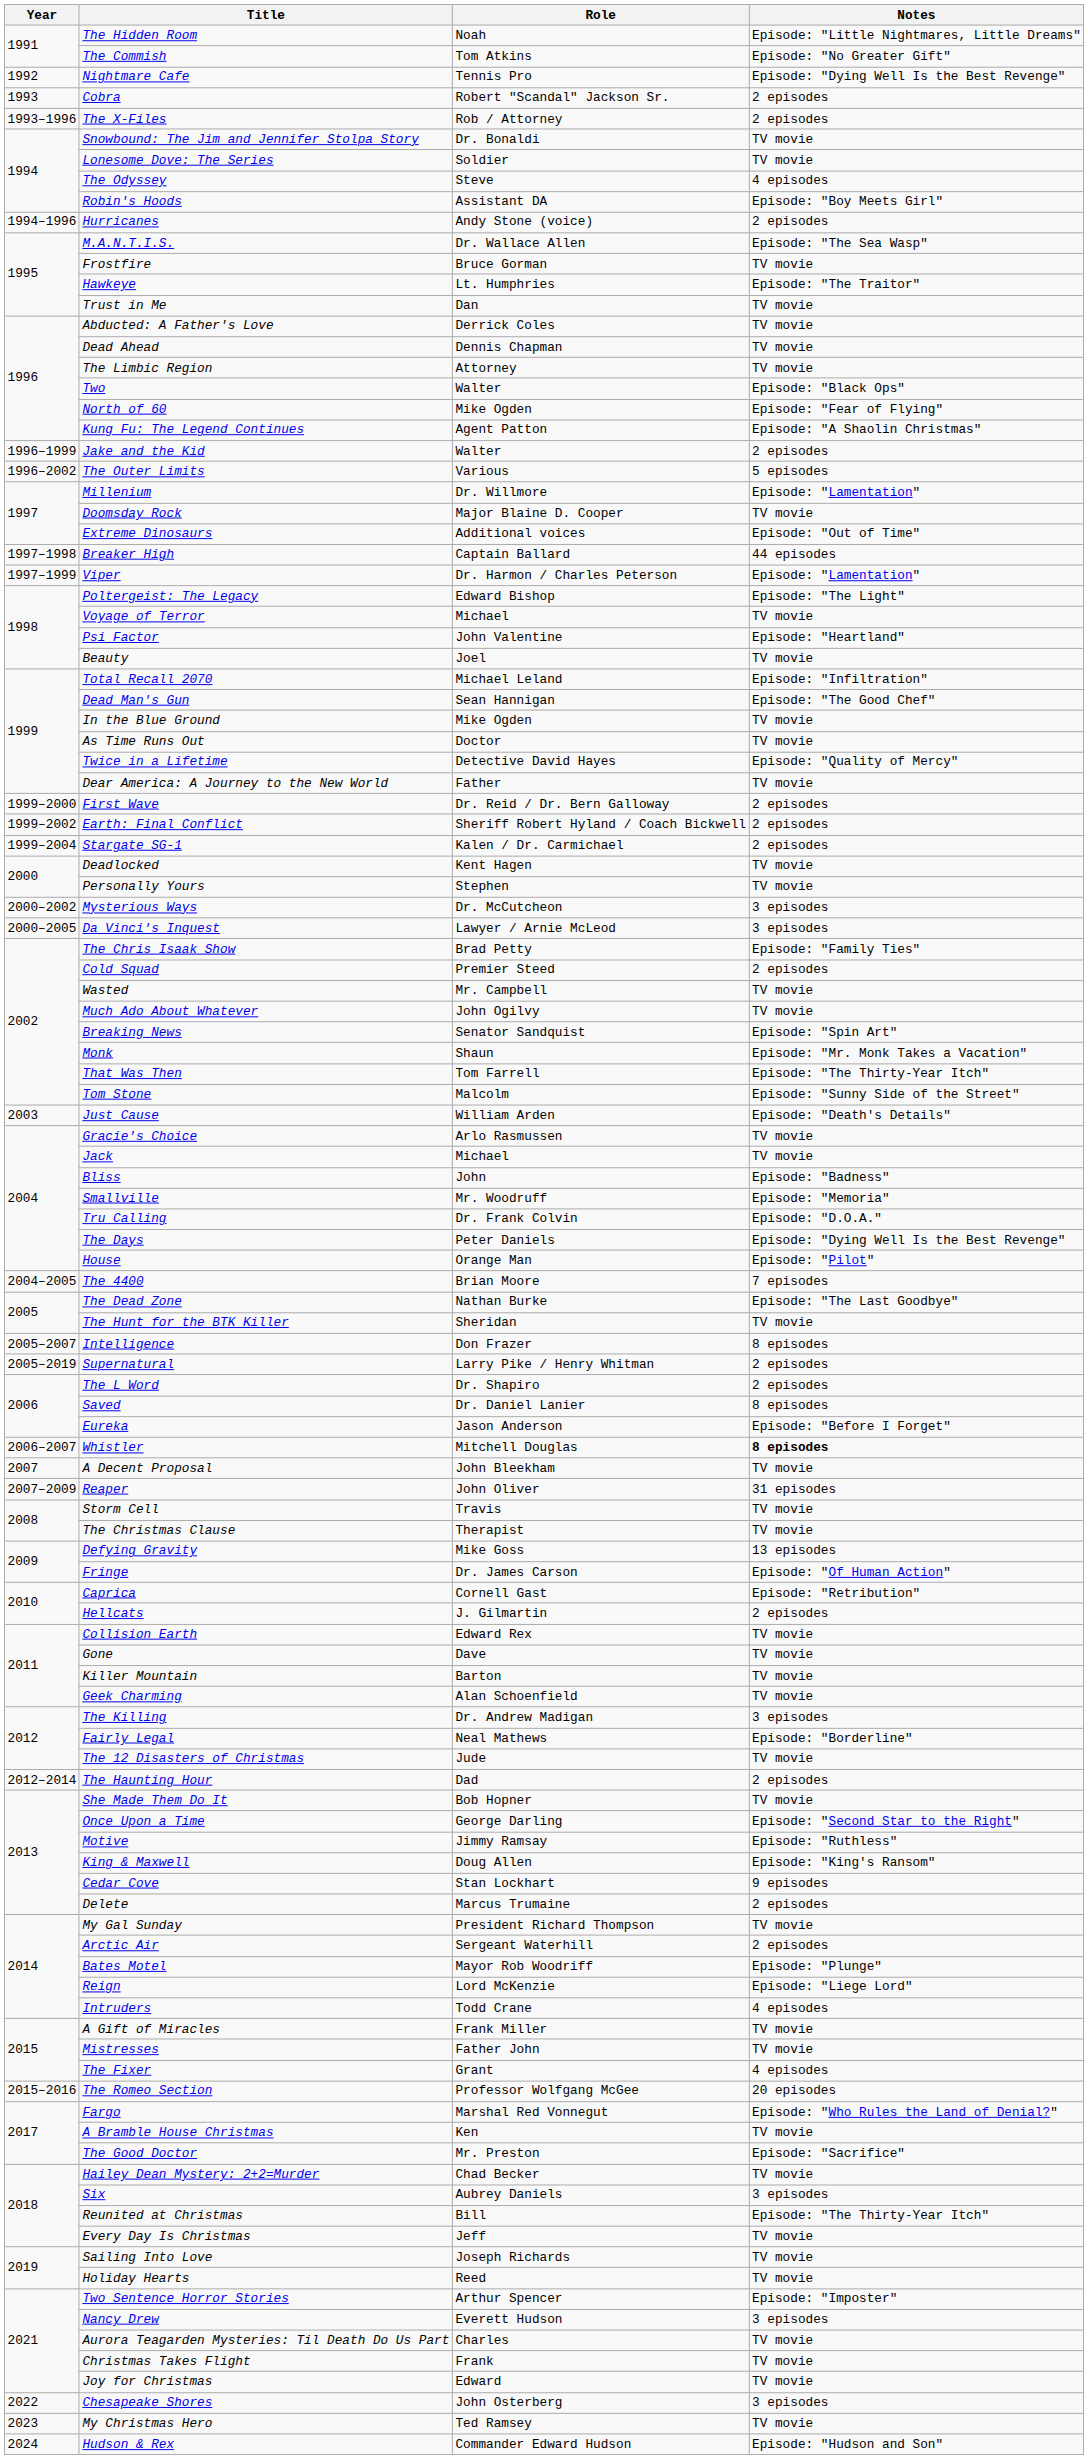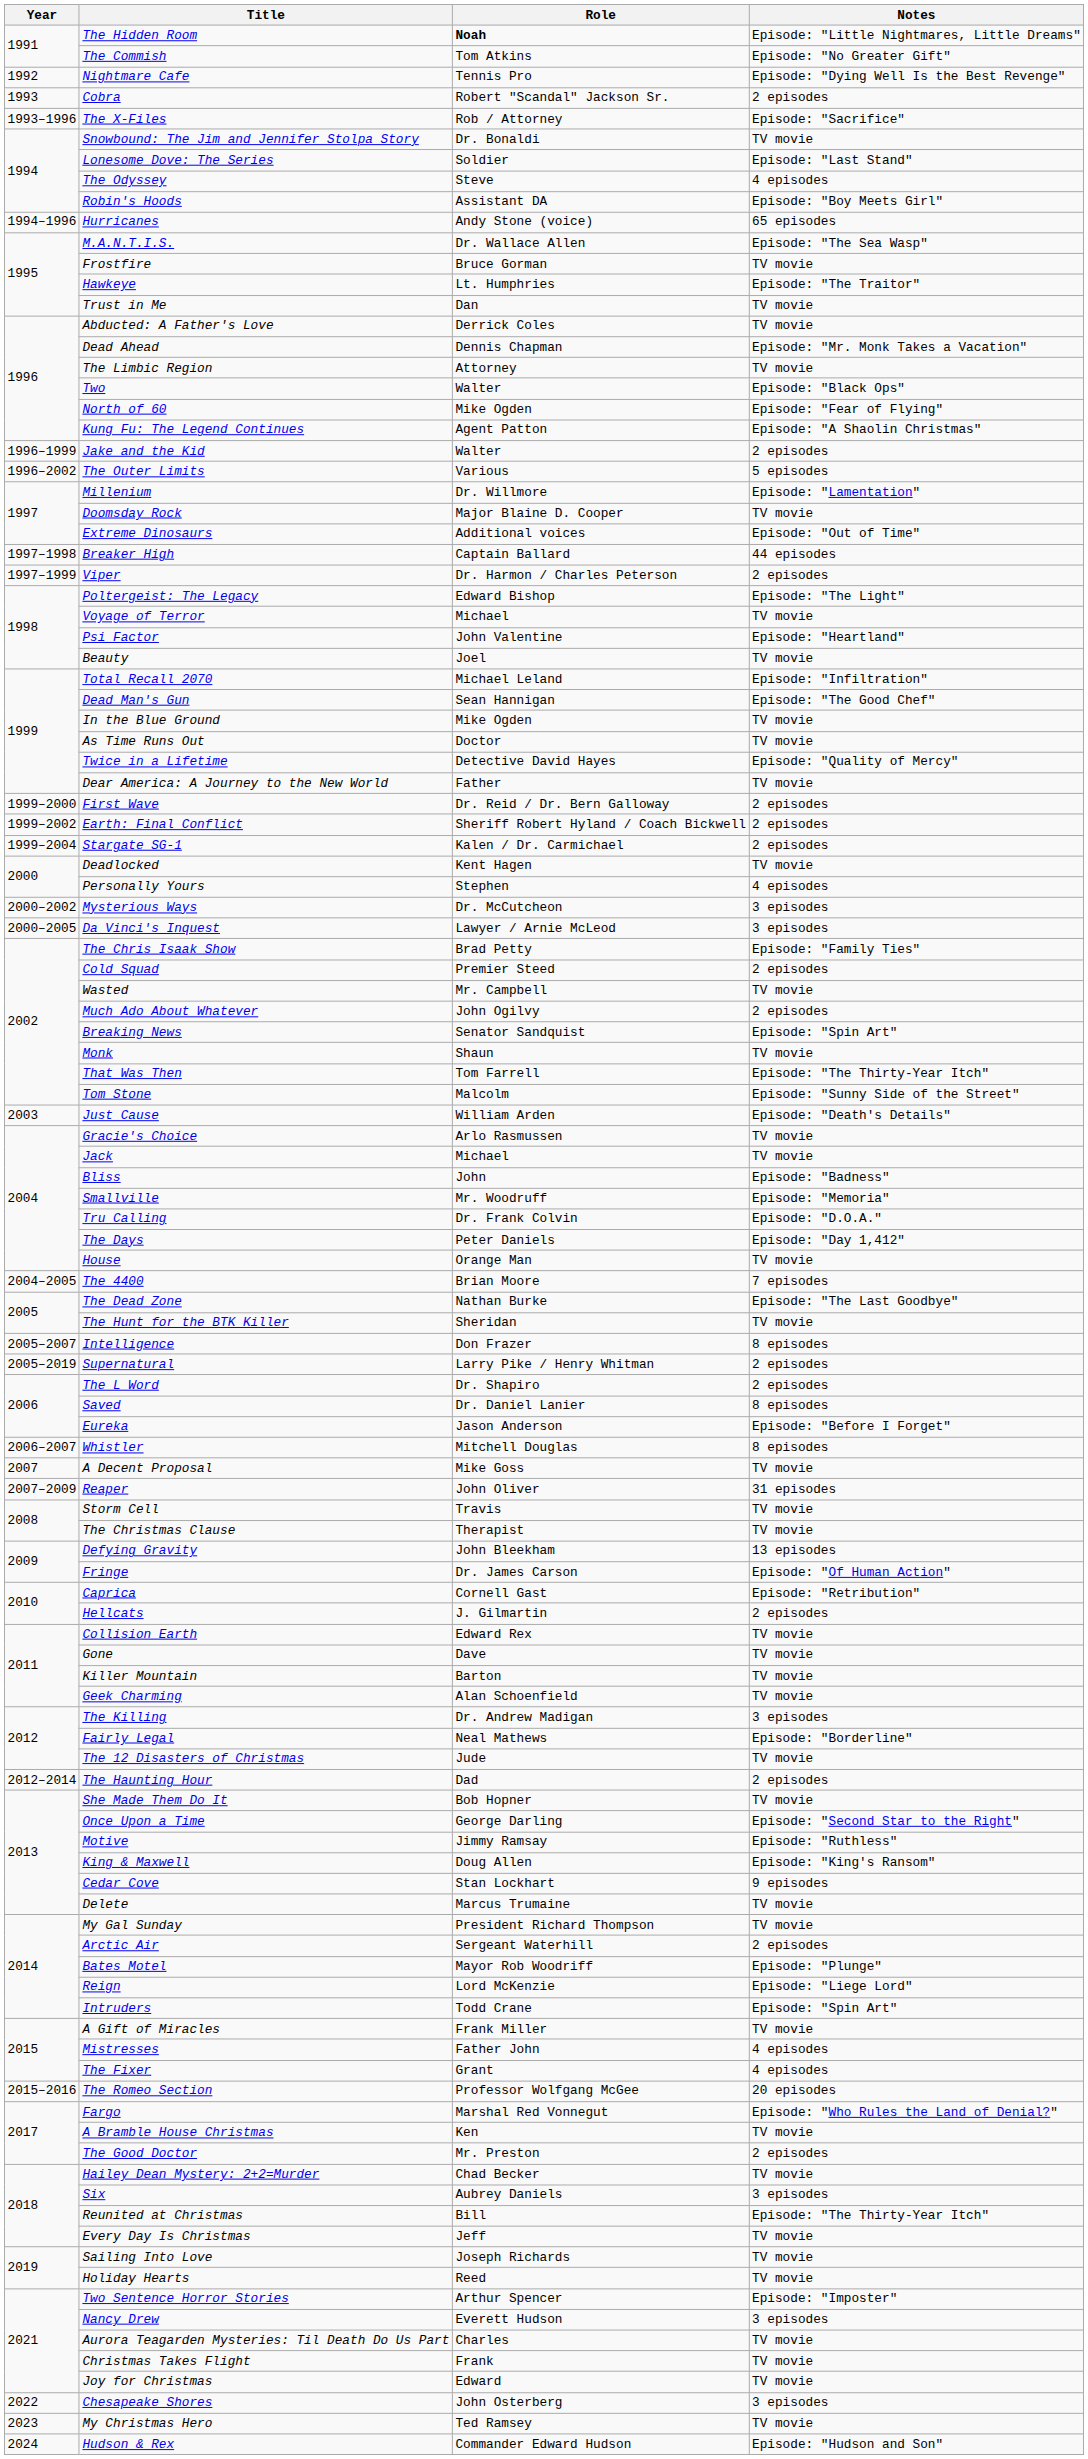(471, 36) normal -> (471, 36) bold
(790, 119) 2 episodes -> (828, 119) Episode: "Sacrifice"
(783, 160) TV movie -> (832, 160) Episode: "Last Stand"
(790, 223) 2 episodes -> (794, 223) 65 episodes
(783, 347) TV movie -> (890, 347) Episode: "Mr. Monk Takes a Vacation"
(836, 575) Episode: "Lamentation" -> (790, 575) 2 episodes
(783, 887) TV movie -> (790, 887) 4 episodes
(783, 1012) TV movie -> (790, 1012) 2 episodes
(890, 1053) Episode: "Mr. Monk Takes a Vacation" -> (783, 1053) TV movie
(909, 1240) Episode: "Dying Well Is the Best Revenge" -> (828, 1240) Episode: "Day 1,412"
(813, 1261) Episode: "Pilot" -> (783, 1261) TV movie
(790, 1448) bold -> (790, 1448) normal
(505, 1468) John Bleekham -> (490, 1468) Mike Goss
(490, 1551) Mike Goss -> (505, 1551) John Bleekham
(790, 1904) 2 episodes -> (783, 1904) TV movie
(790, 2008) 4 episodes -> (825, 2008) Episode: "Spin Art"
(783, 2050) TV movie -> (790, 2050) 4 episodes
(828, 2154) Episode: "Sacrifice" -> (790, 2154) 2 episodes
